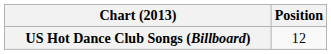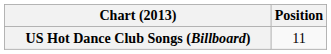(299, 37) 12 -> (299, 37) 11
